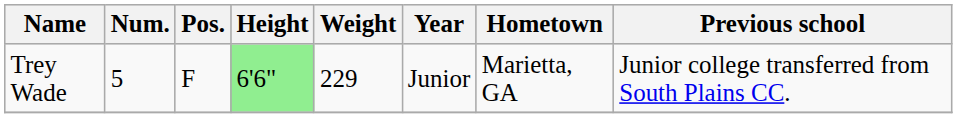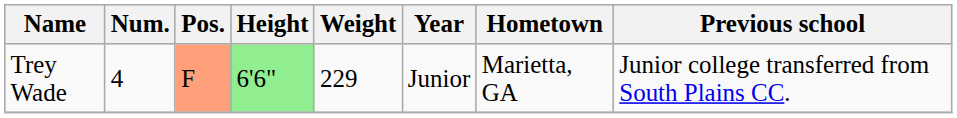(117, 77) 5 -> (117, 77) 4
(188, 77) no background -> (188, 77) lightsalmon background
